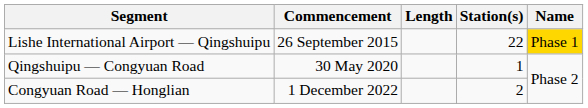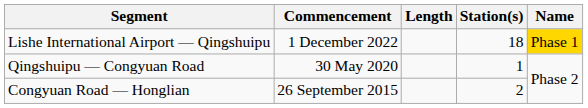(338, 41) 26 September 2015 -> (343, 41) 1 December 2022
(516, 41) 22 -> (516, 41) 18
(343, 90) 1 December 2022 -> (338, 90) 26 September 2015
